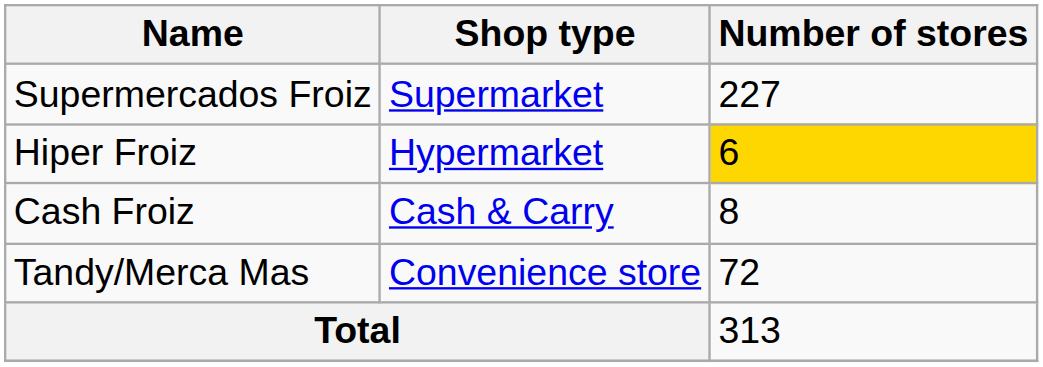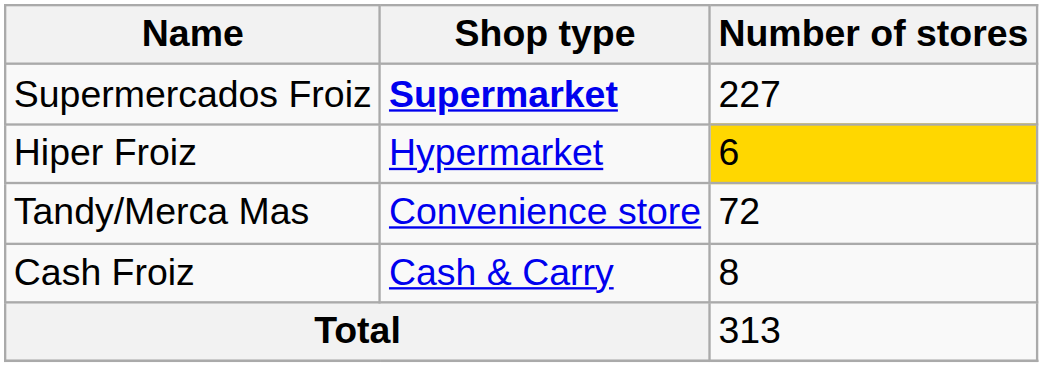(496, 93) normal -> (503, 93) bold
rows swapped: (104, 212) <-> (162, 271)
